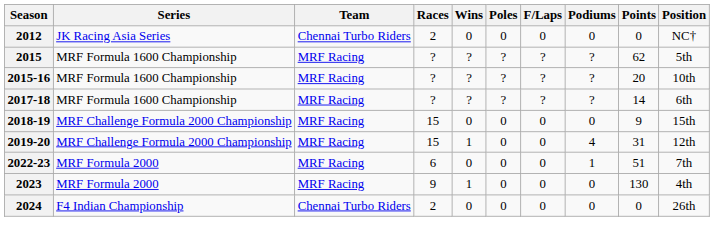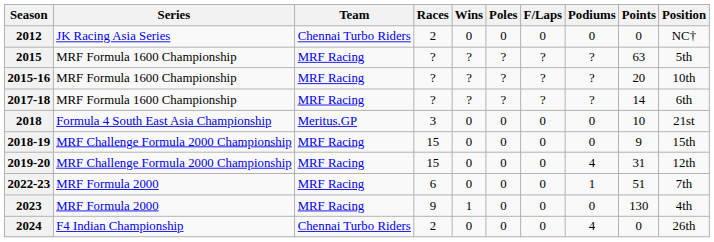(639, 57) 62 -> (639, 57) 63
+ row: (29, 121)
(469, 142) 1 -> (469, 163) 0
(592, 205) 0 -> (592, 226) 4
